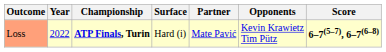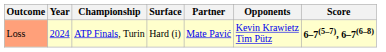(60, 33) 2022 -> (60, 33) 2024
(112, 33) bold -> (109, 33) normal
